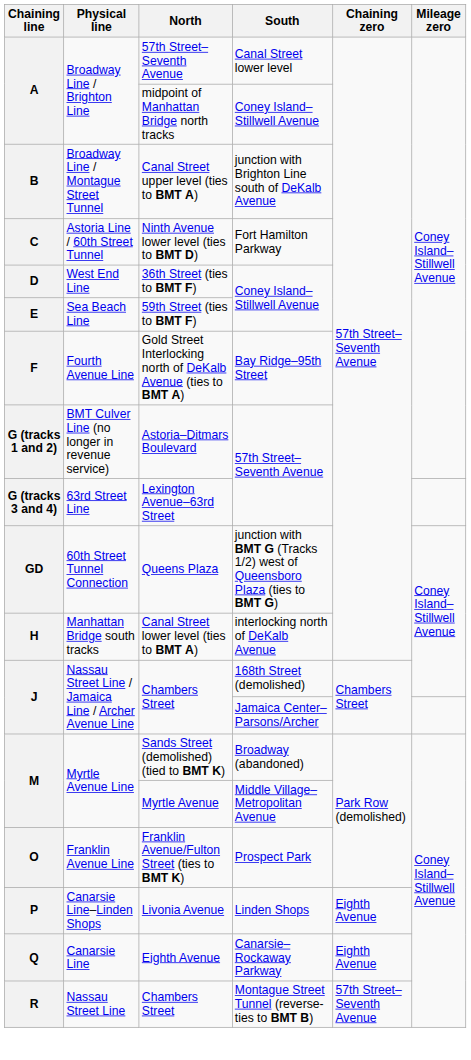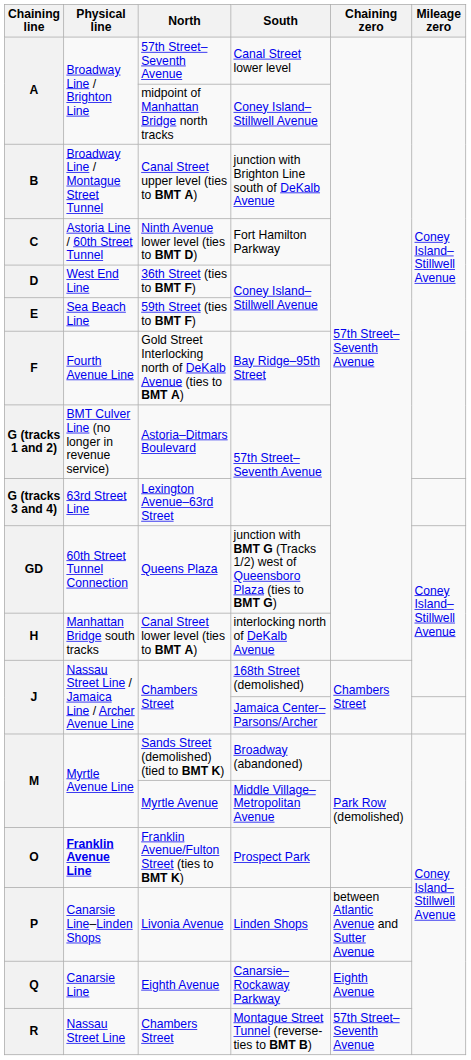(100, 857) normal -> (90, 857) bold
(356, 910) Eighth Avenue -> (366, 924) between Atlantic Avenue and Sutter Avenue
